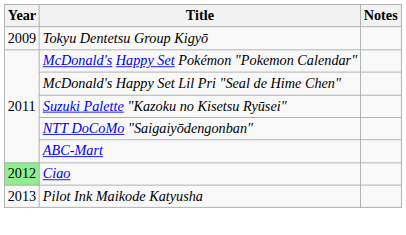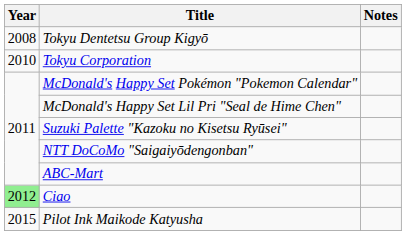(22, 38) 2009 -> (22, 38) 2008
+ row: (97, 60)
(22, 196) 2013 -> (22, 219) 2015
